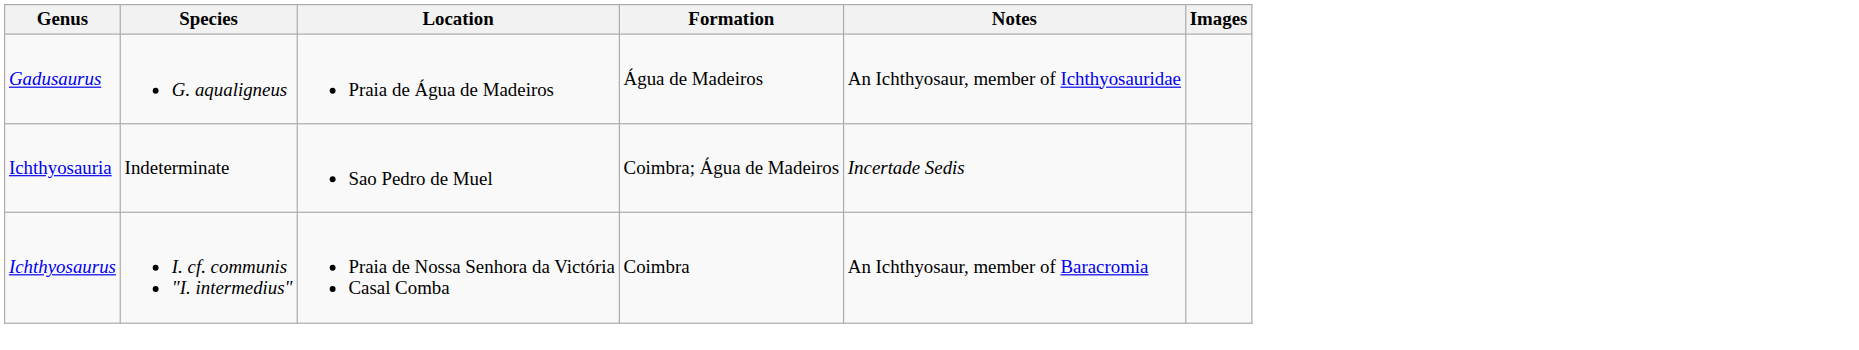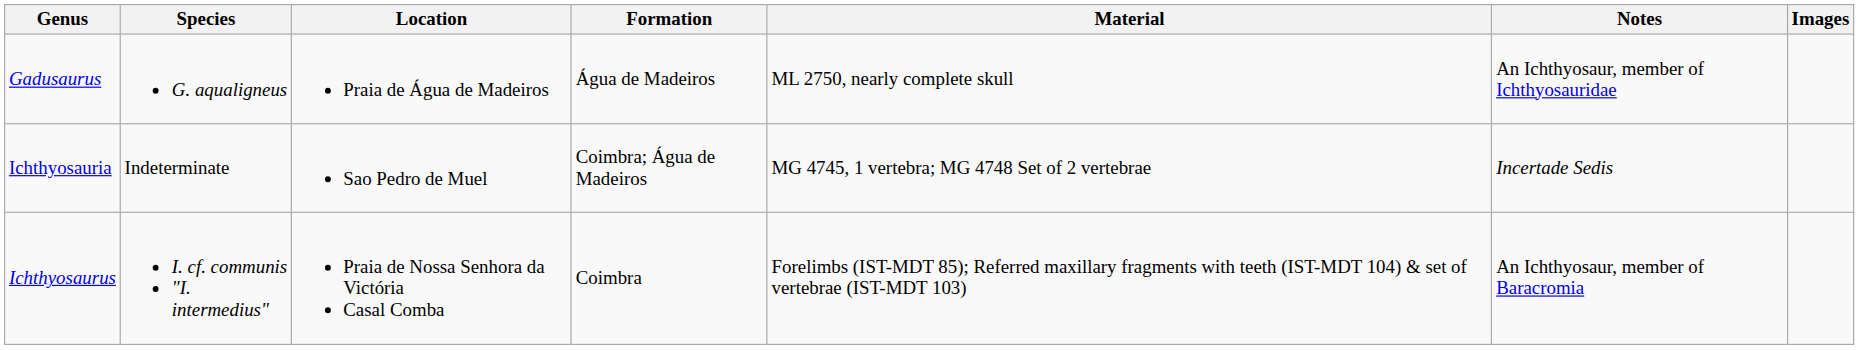+ column: (1129, 19)
